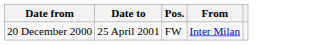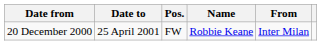+ column: (221, 13)
